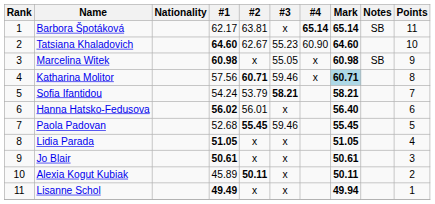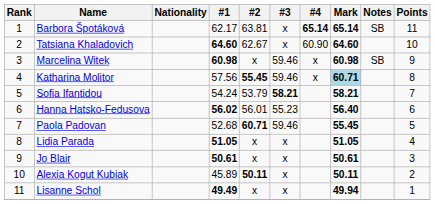(285, 45) 55.23 -> (285, 45) x
(285, 61) 55.05 -> (285, 61) 59.46
(255, 77) 60.71 -> (255, 77) 55.45
(285, 110) x -> (285, 110) 55.23
(255, 126) 55.45 -> (255, 126) 60.71
